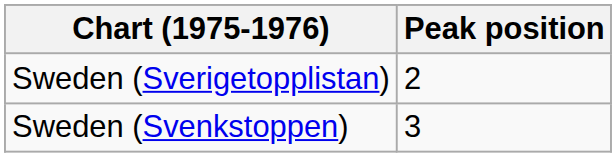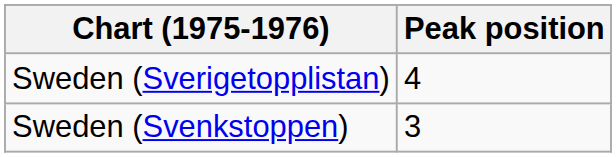(413, 77) 2 -> (413, 77) 4
